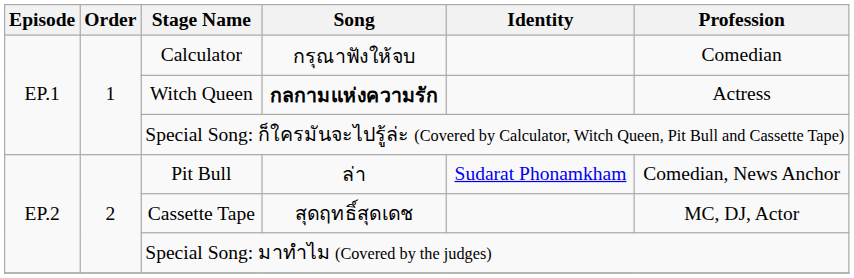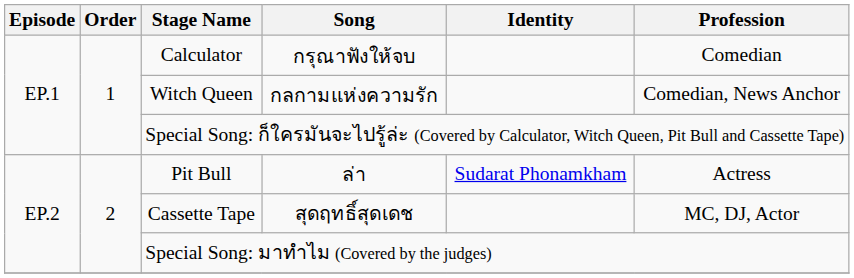(354, 95) bold -> (354, 95) normal
(742, 94) Actress -> (742, 94) Comedian, News Anchor
(742, 173) Comedian, News Anchor -> (742, 173) Actress
